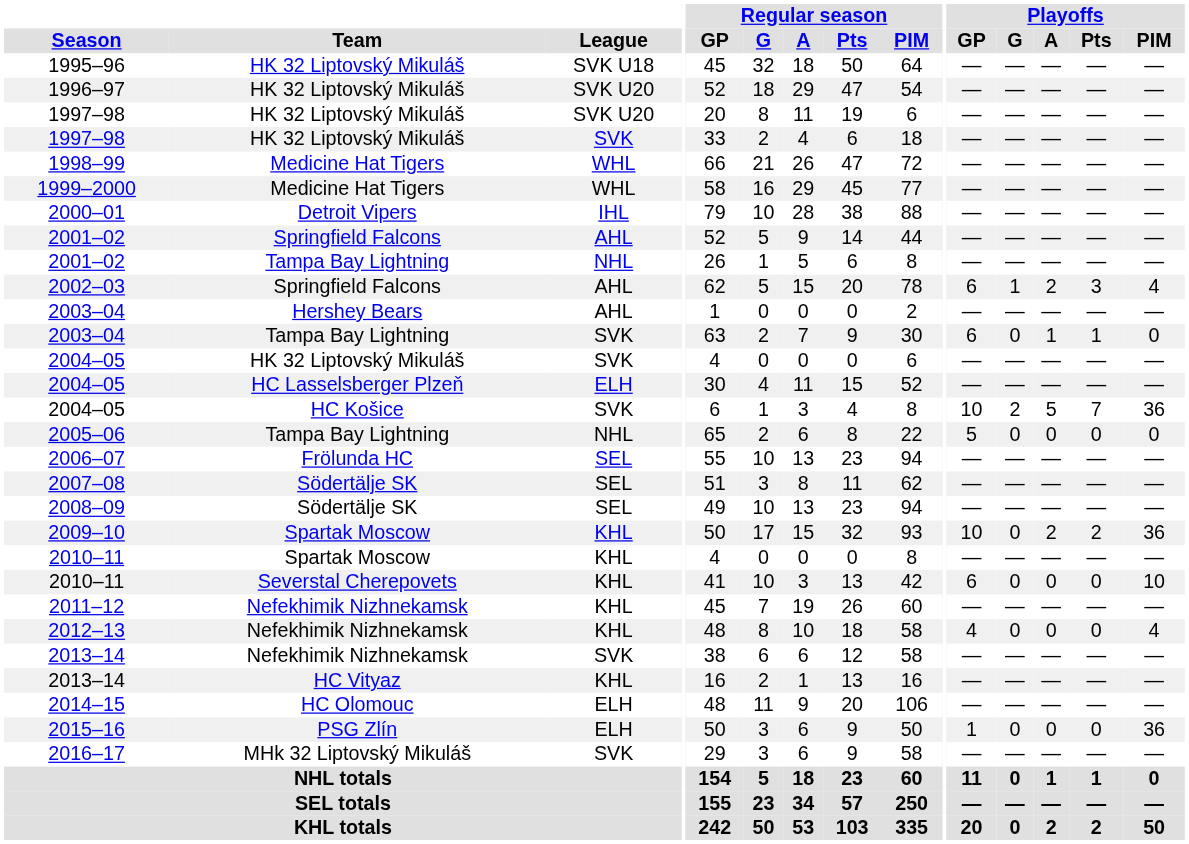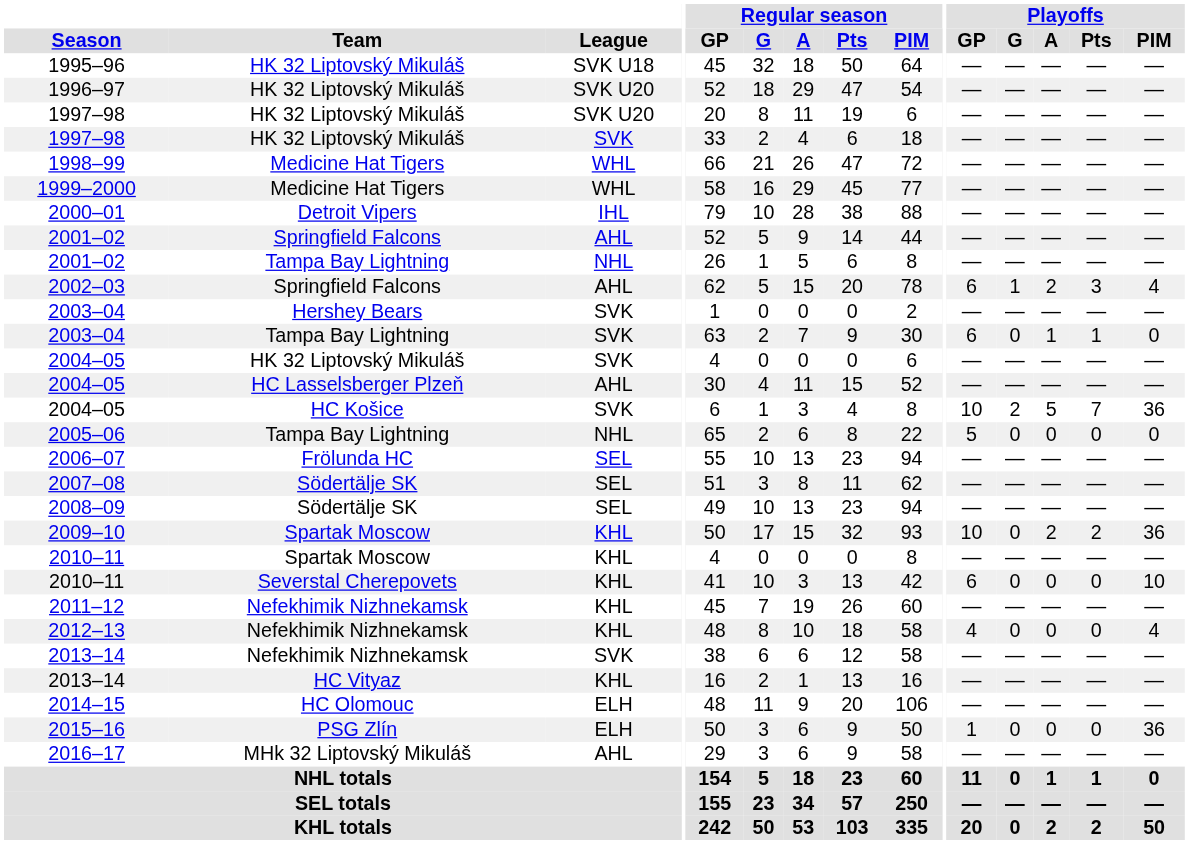(614, 311) AHL -> (614, 311) SVK
(614, 385) ELH -> (614, 385) AHL
(614, 754) SVK -> (614, 754) AHL
